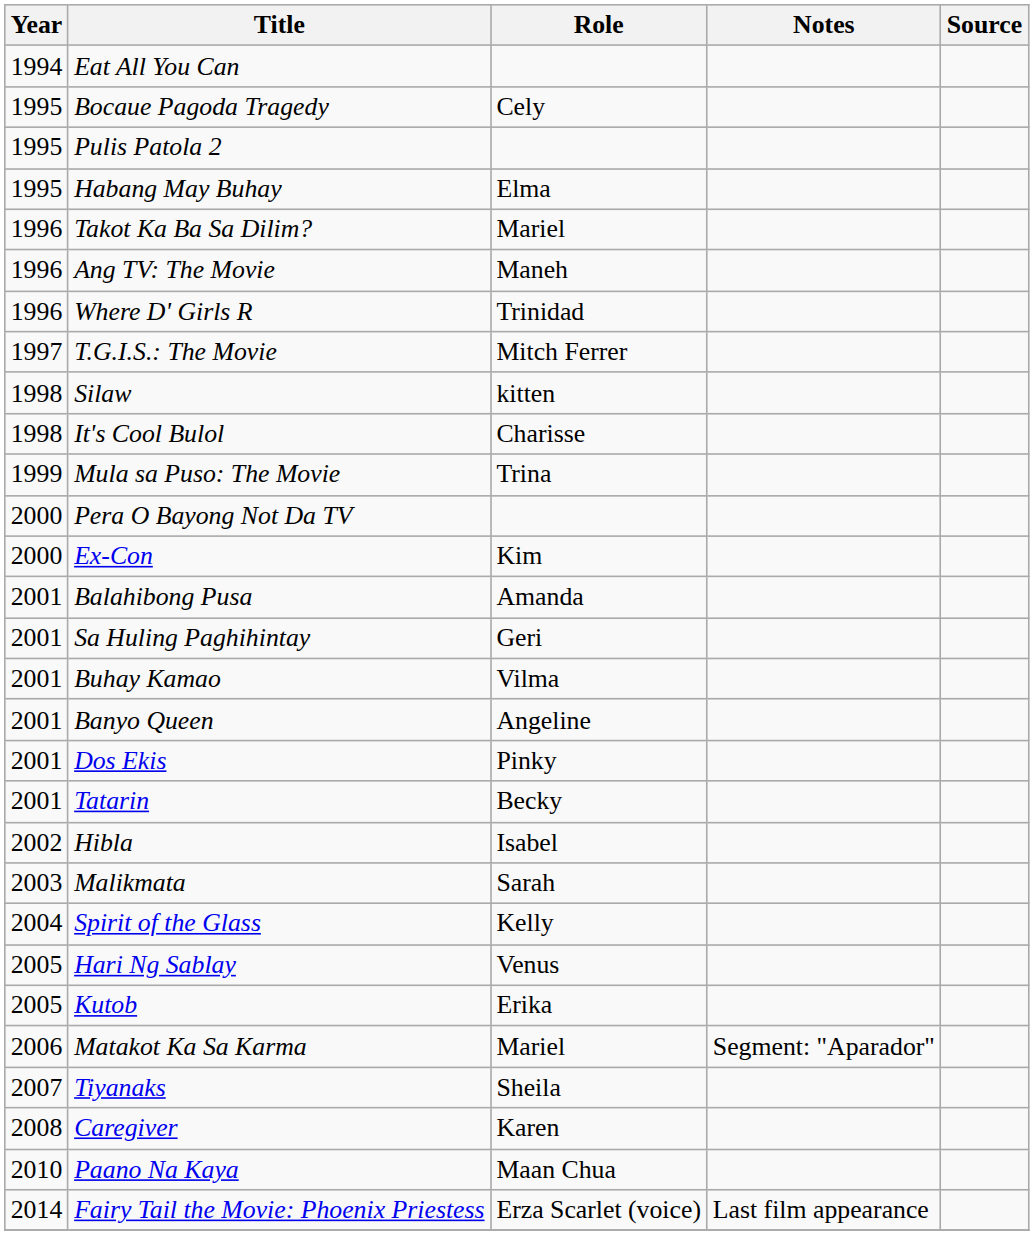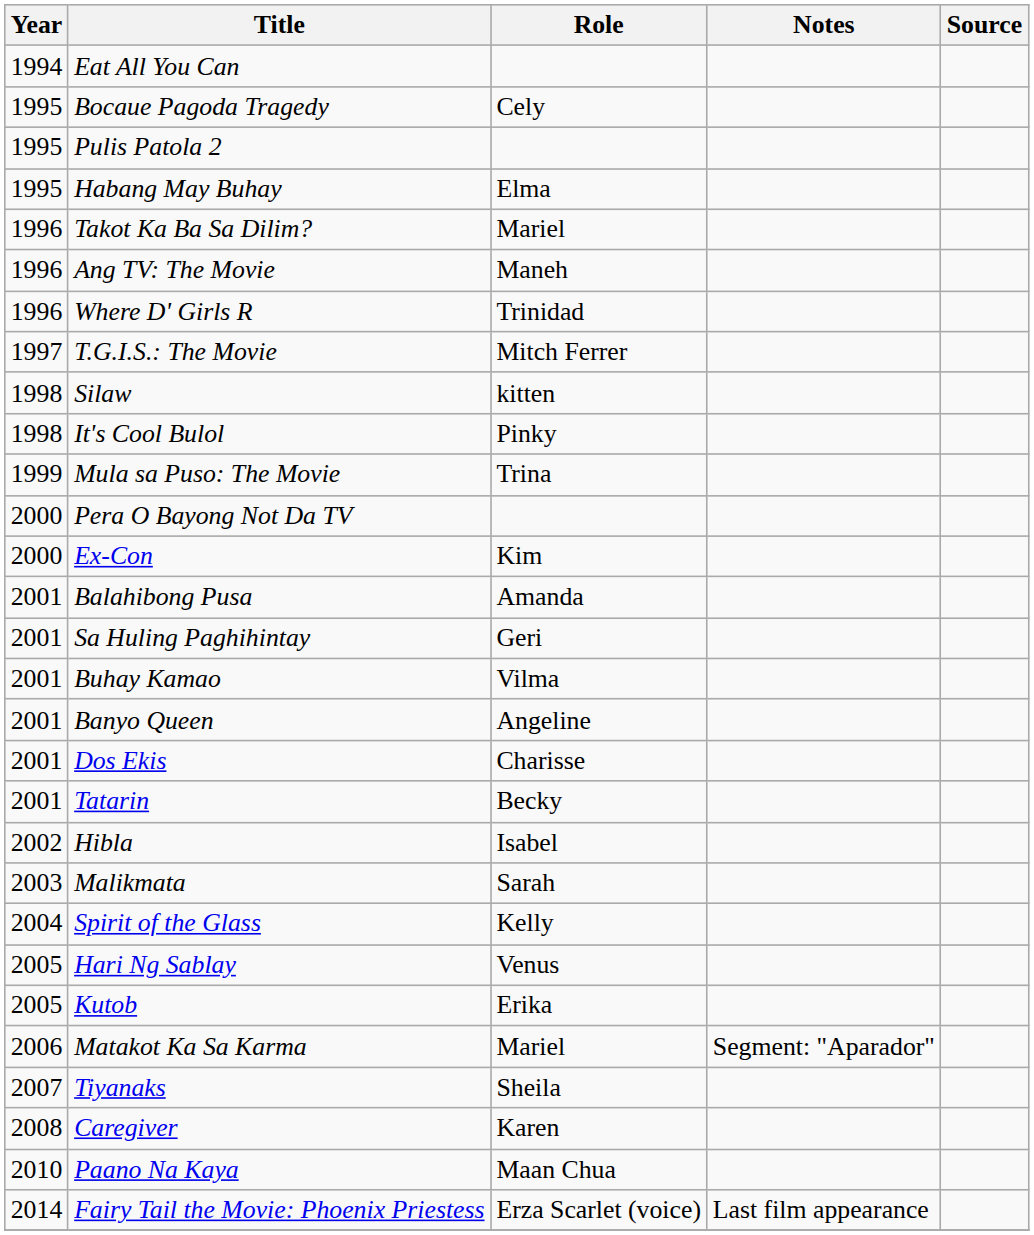(541, 433) Charisse -> (526, 433) Pinky
(526, 760) Pinky -> (541, 760) Charisse
